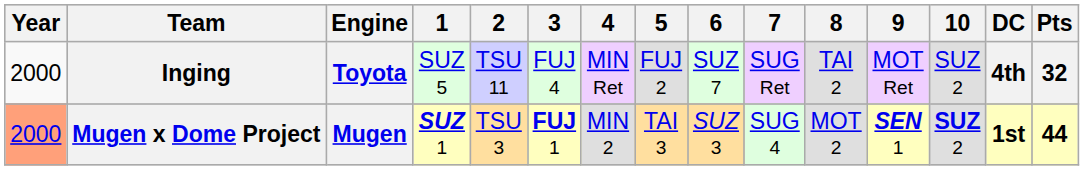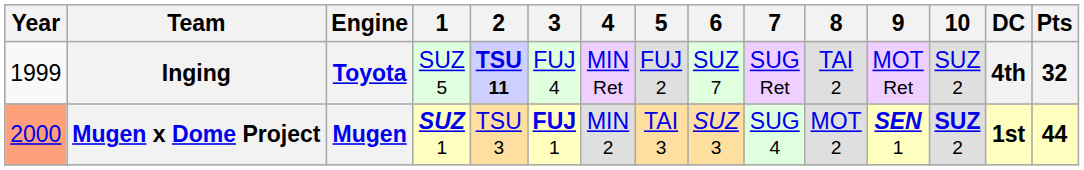(36, 73) 2000 -> (36, 73) 1999
(499, 73) normal -> (499, 73) bold
